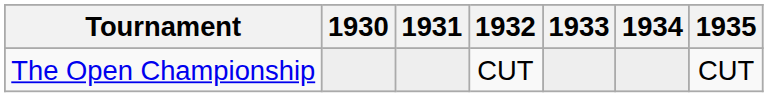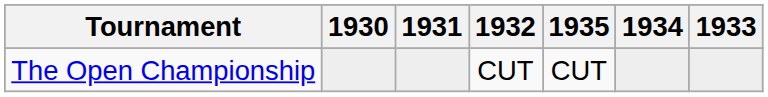columns swapped: (579, 27) <-> (726, 27)
